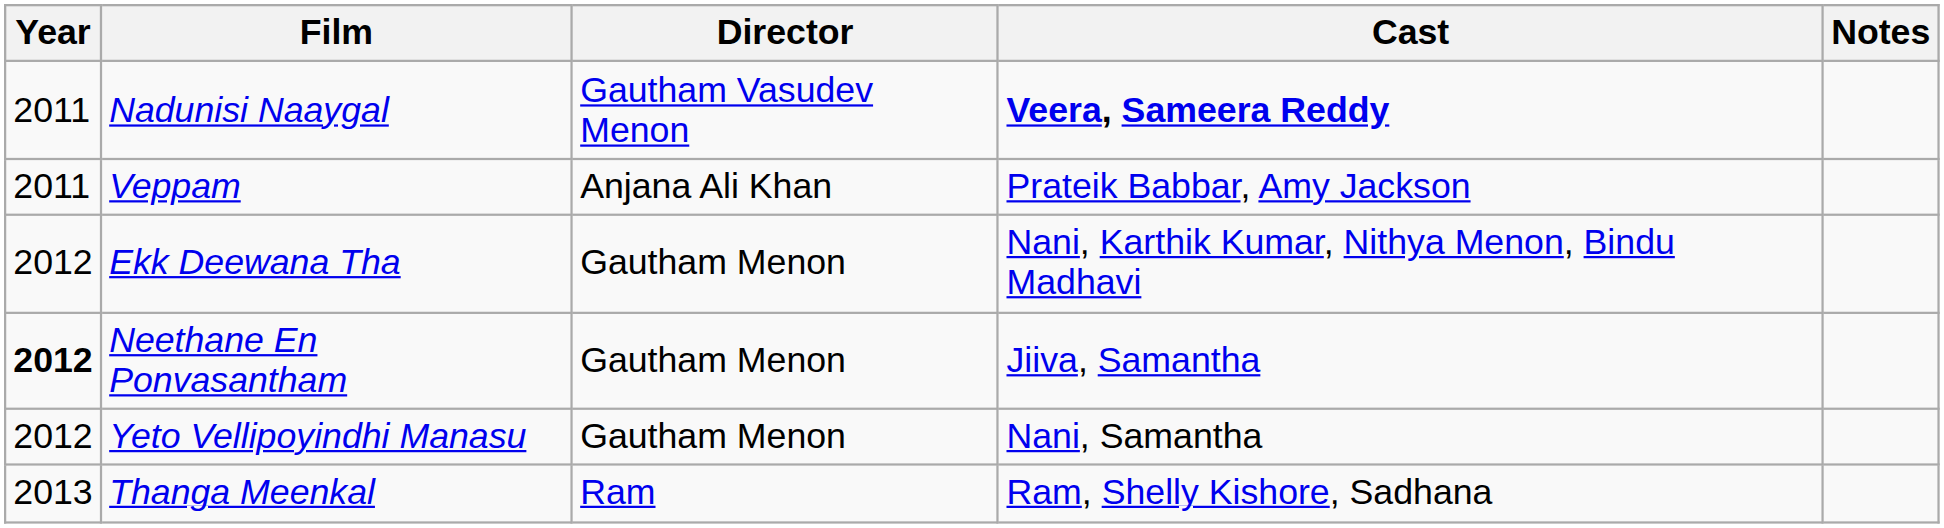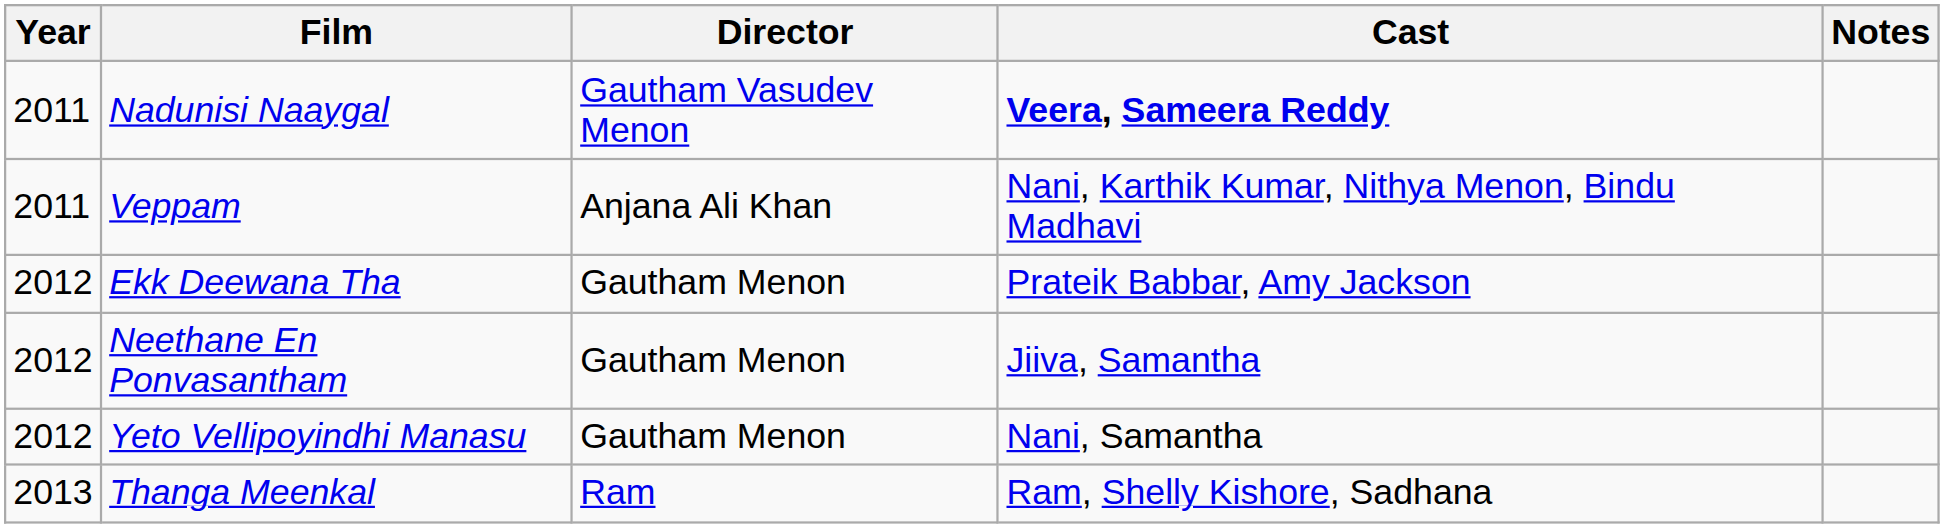(1239, 186) Prateik Babbar, Amy Jackson -> (1341, 206) Nani, Karthik Kumar, Nithya Menon, Bindu Madhavi
(1341, 262) Nani, Karthik Kumar, Nithya Menon, Bindu Madhavi -> (1239, 282) Prateik Babbar, Amy Jackson
(53, 359) bold -> (53, 359) normal
